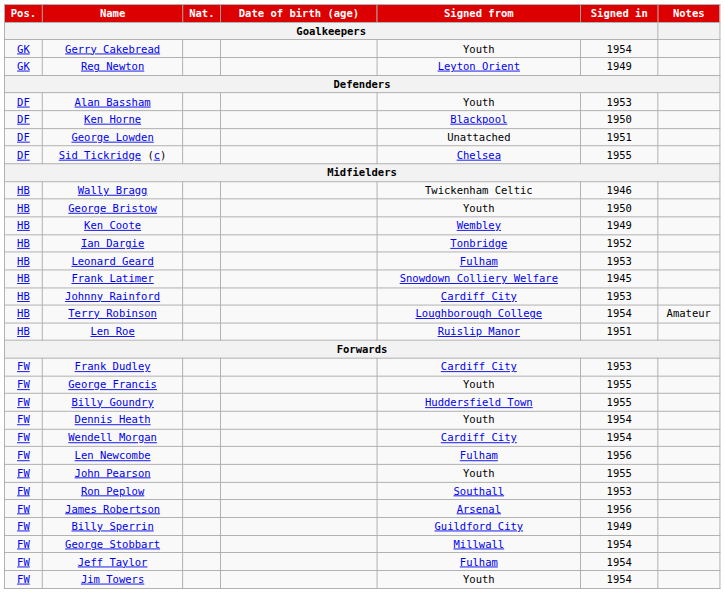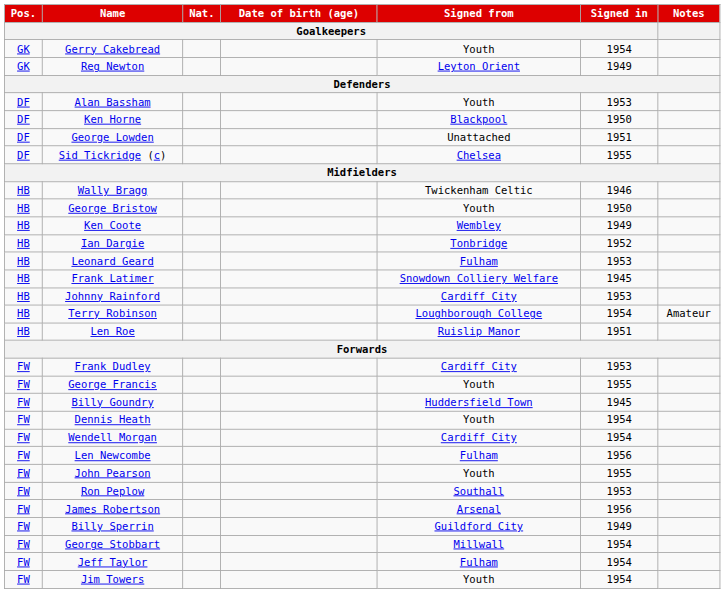(619, 402) 1955 -> (619, 402) 1945
